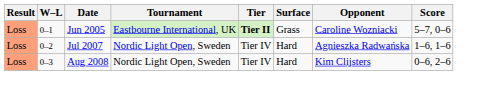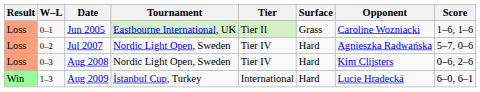(255, 29) bold -> (254, 29) normal
(432, 29) 5–7, 0–6 -> (455, 29) 1–6, 1–6
(432, 45) 1–6, 1–6 -> (455, 45) 5–7, 0–6
+ row: (88, 78)
